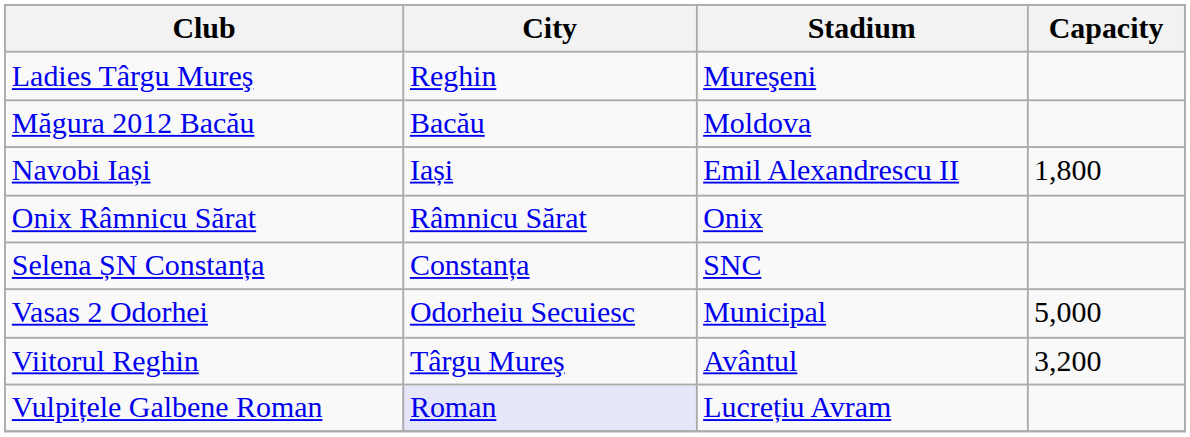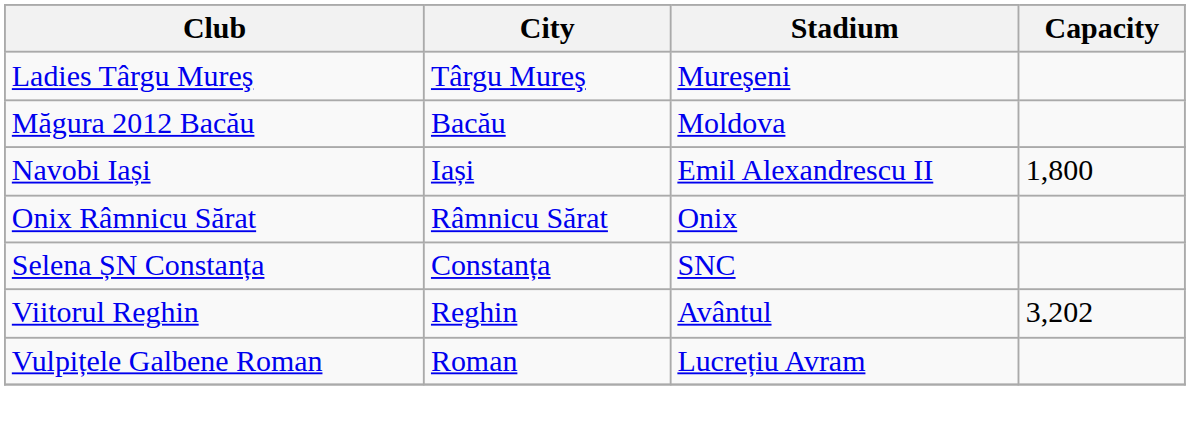(453, 75) Reghin -> (508, 75) Târgu Mureş
- row: (110, 312)
(487, 360) Târgu Mureş -> (474, 312) Reghin
(1068, 360) 3,200 -> (1059, 312) 3,202
(453, 407) lavender background -> (474, 360) no background
